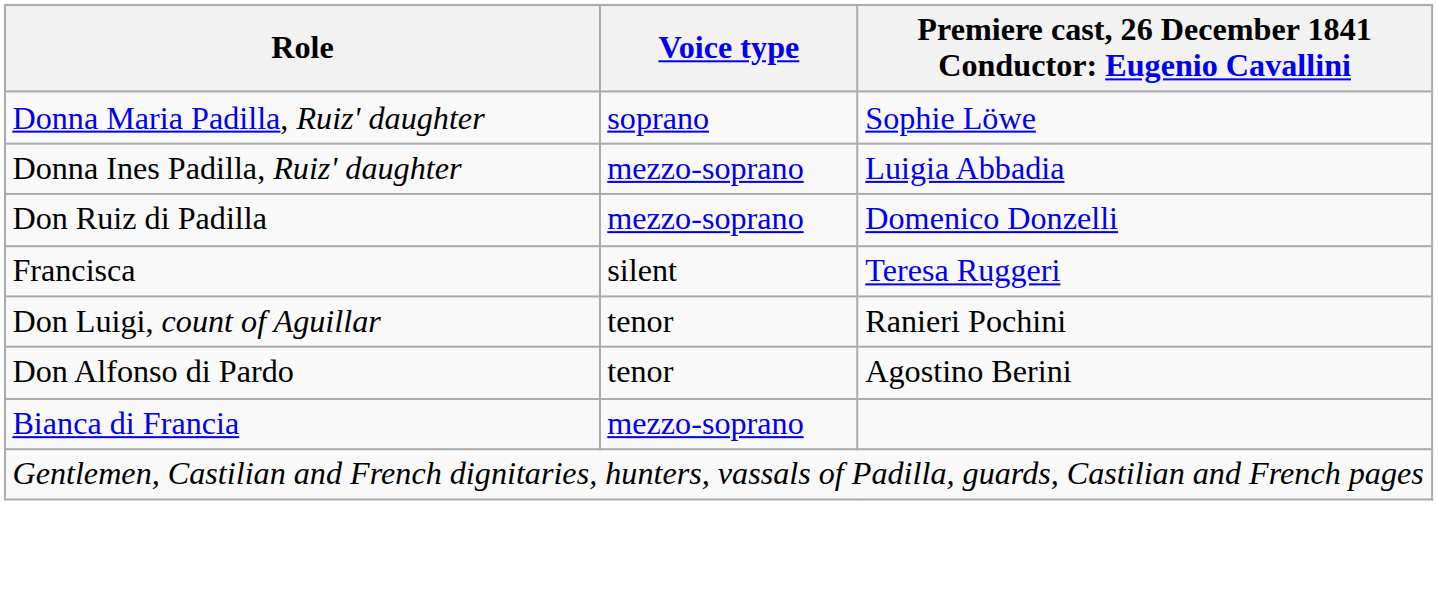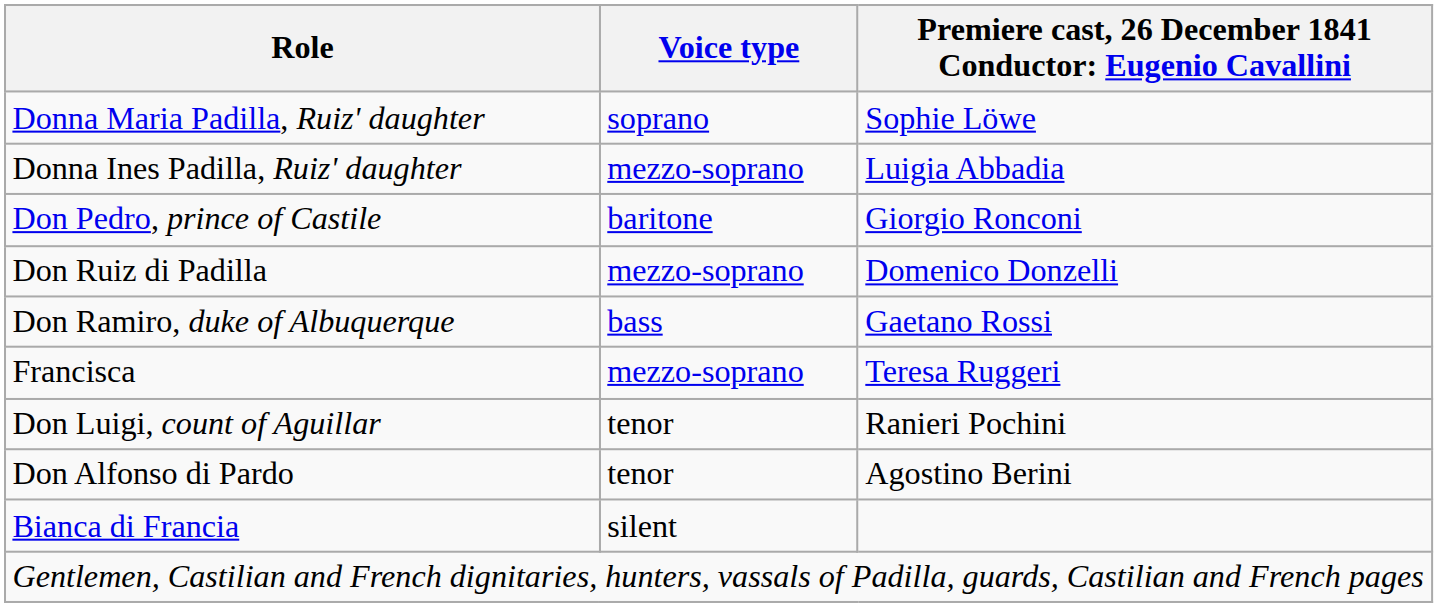+ row: (197, 219)
+ row: (233, 321)
(642, 270) silent -> (706, 372) mezzo-soprano
(706, 423) mezzo-soprano -> (642, 525) silent
